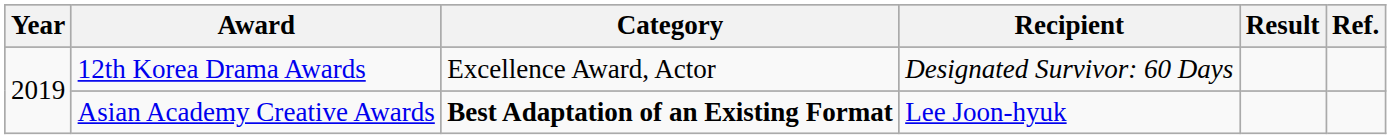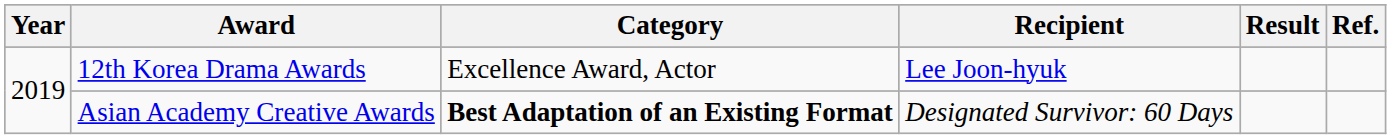(1069, 68) Designated Survivor: 60 Days -> (986, 68) Lee Joon-hyuk
(986, 111) Lee Joon-hyuk -> (1069, 111) Designated Survivor: 60 Days
